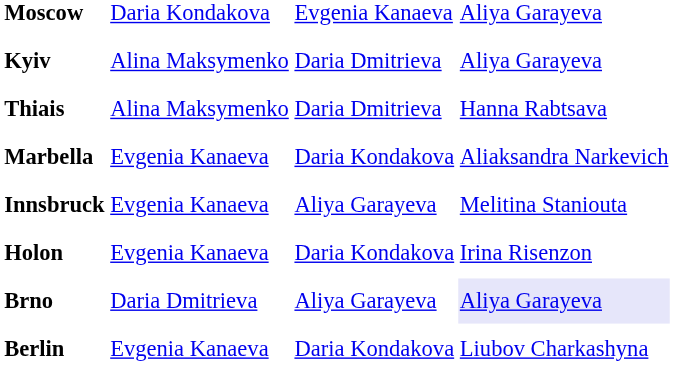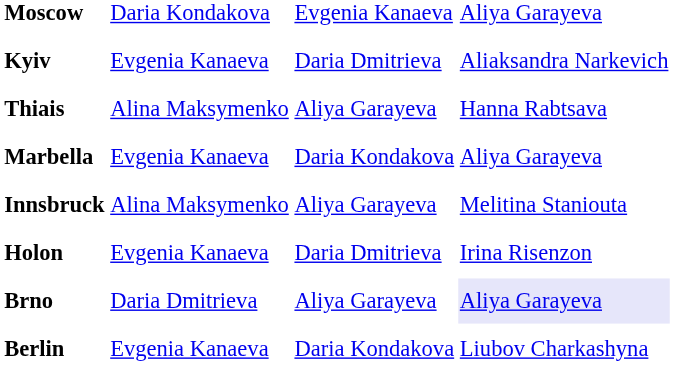(199, 61) Alina Maksymenko -> (189, 61) Evgenia Kanaeva
(531, 61) Aliya Garayeva -> (564, 61) Aliaksandra Narkevich
(368, 109) Daria Dmitrieva -> (366, 109) Aliya Garayeva
(564, 156) Aliaksandra Narkevich -> (531, 156) Aliya Garayeva
(189, 204) Evgenia Kanaeva -> (199, 204) Alina Maksymenko
(374, 252) Daria Kondakova -> (368, 252) Daria Dmitrieva
